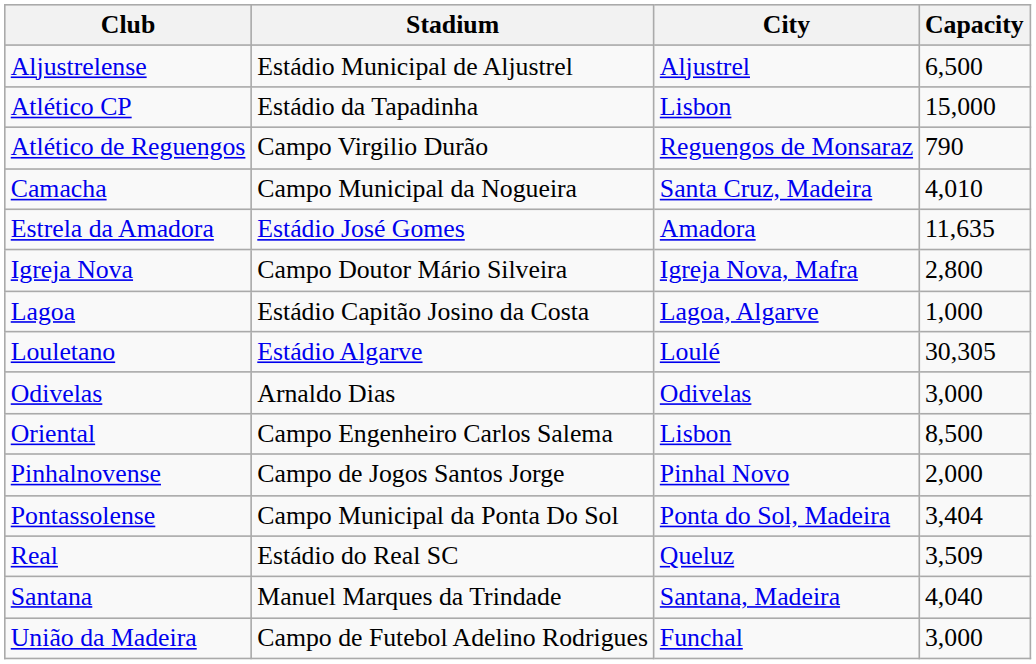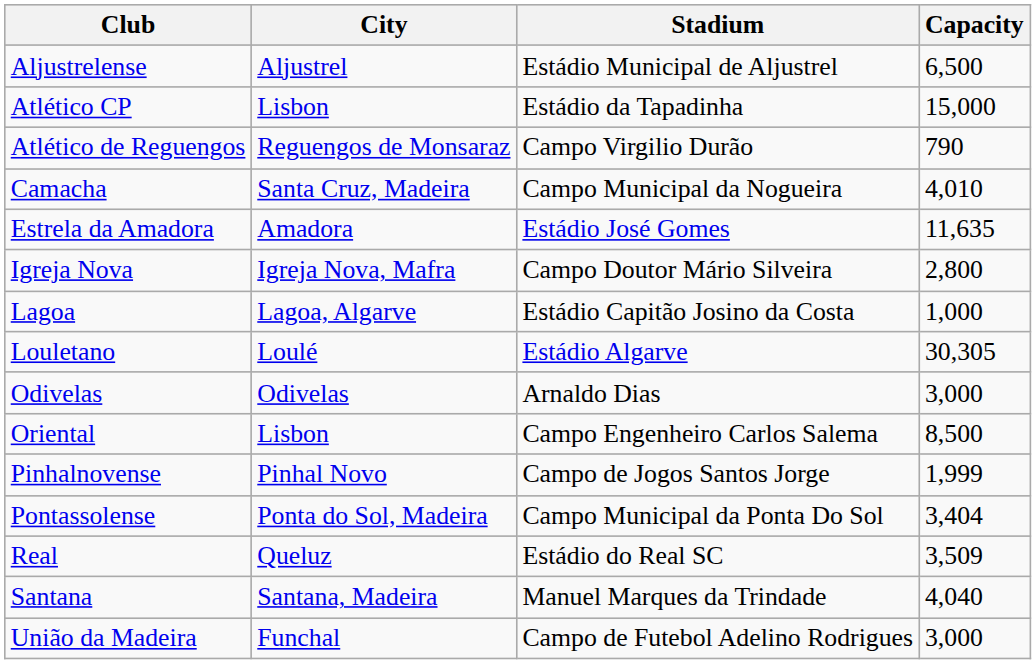columns swapped: (786, 24) <-> (453, 24)
(954, 474) 2,000 -> (954, 474) 1,999
